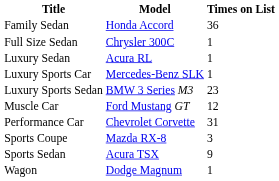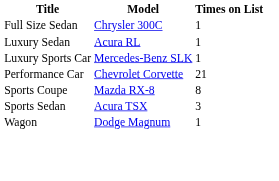- row: (36, 25)
- row: (54, 90)
- row: (31, 106)
(213, 122) 31 -> (201, 74) 21
(210, 138) 3 -> (198, 90) 8
(210, 154) 9 -> (198, 106) 3
